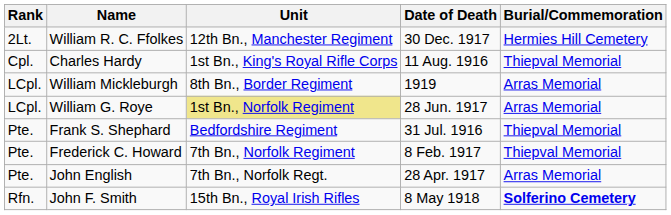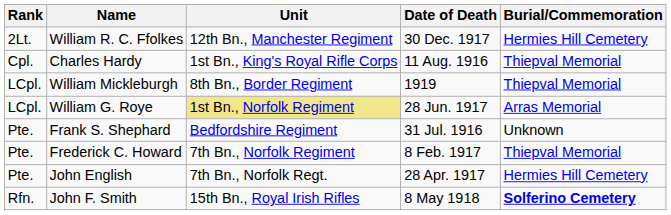(552, 84) Arras Memorial -> (562, 84) Thiepval Memorial
(562, 130) Thiepval Memorial -> (534, 130) Unknown
(552, 175) Arras Memorial -> (576, 175) Hermies Hill Cemetery
